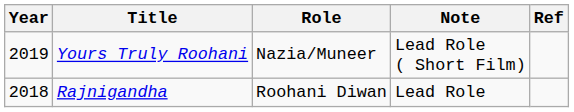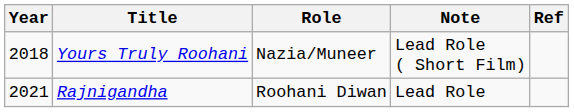(29, 55) 2019 -> (29, 55) 2018
(29, 92) 2018 -> (29, 92) 2021
